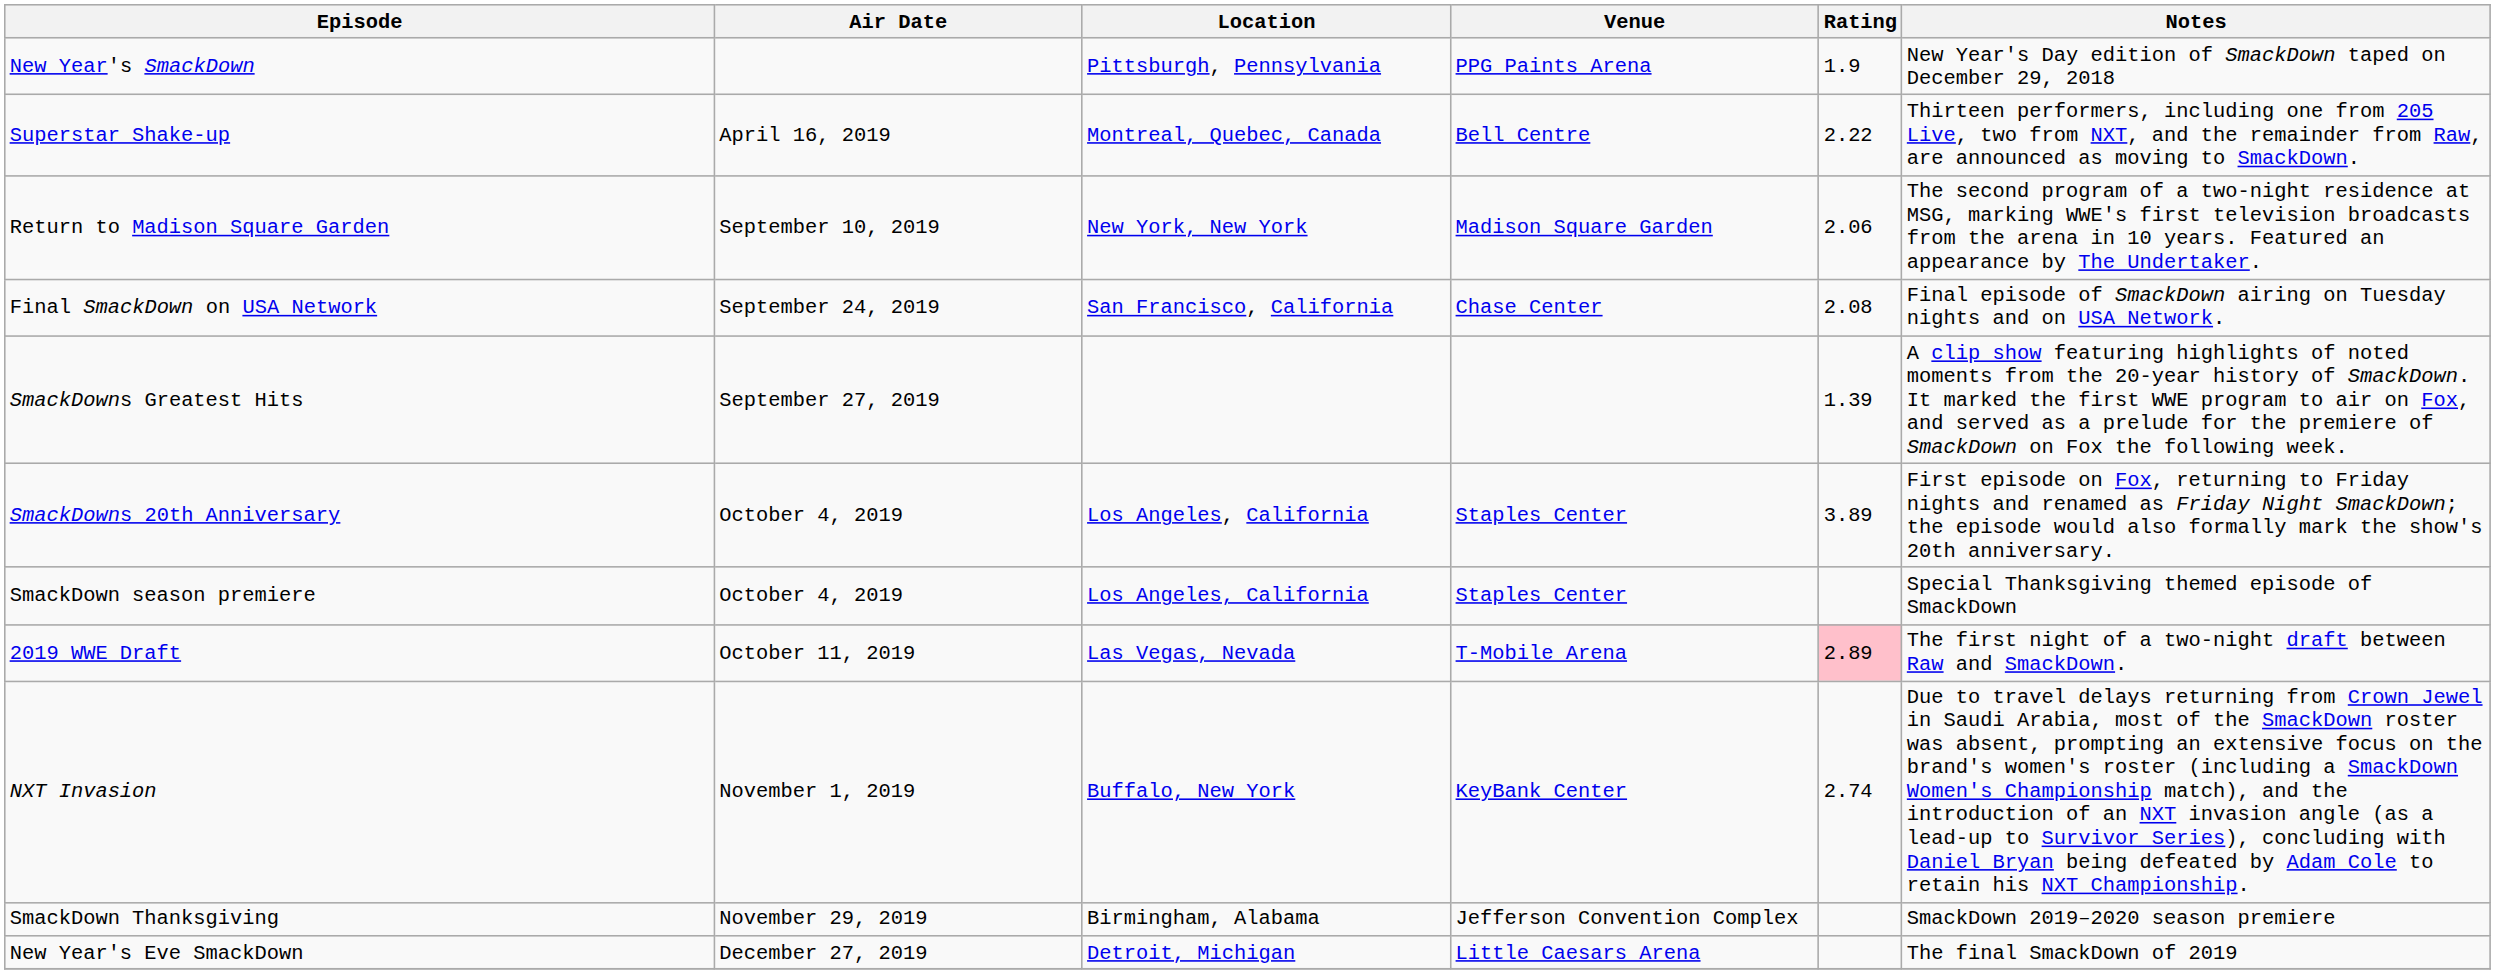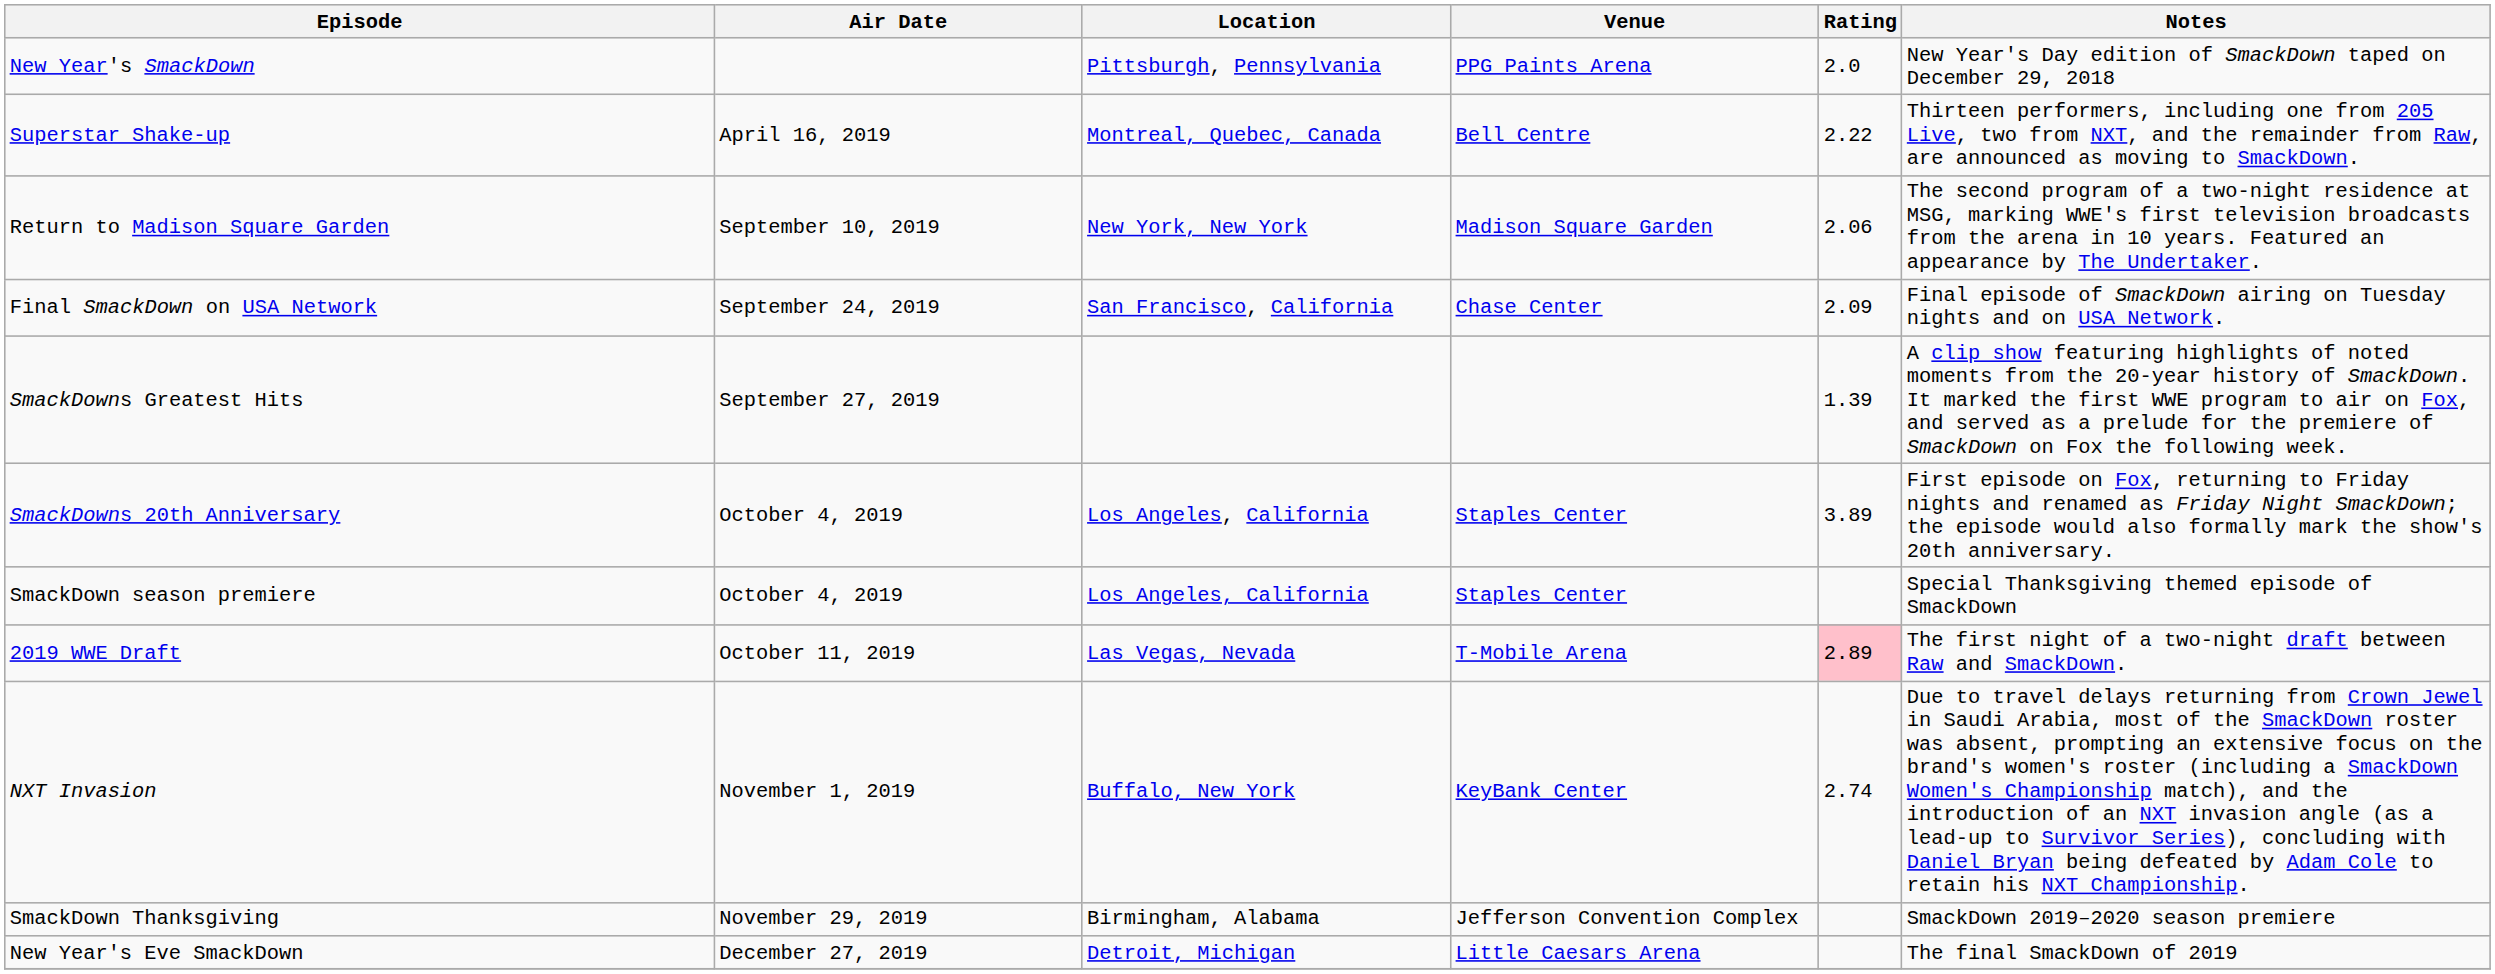(1842, 66) 1.9 -> (1842, 66) 2.0
(1848, 308) 2.08 -> (1848, 308) 2.09
